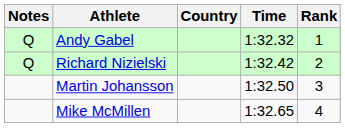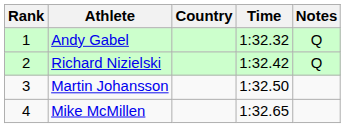columns swapped: (319, 16) <-> (29, 16)
